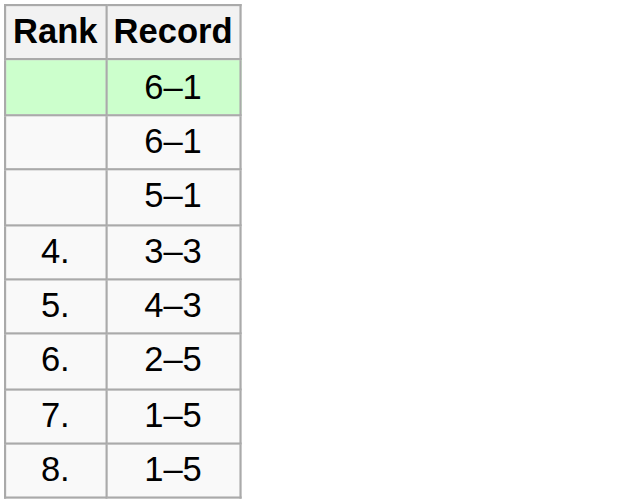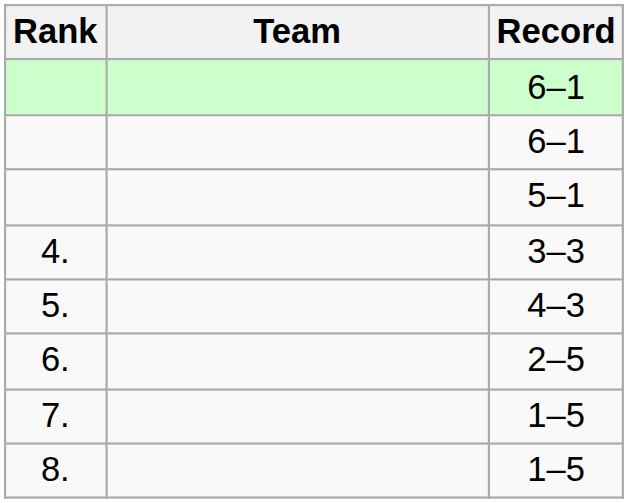+ column: (297, 31)
